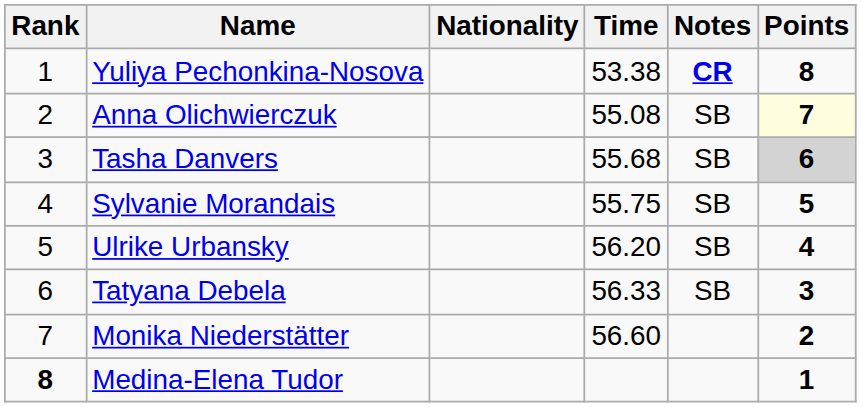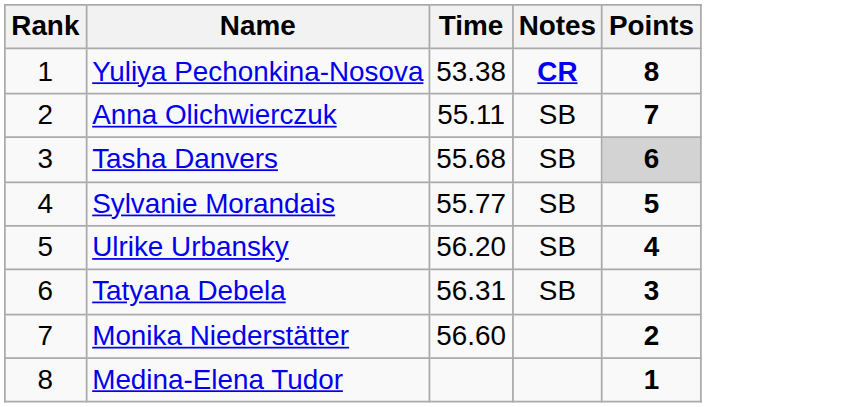- column: (507, 26)
(626, 114) 55.08 -> (471, 114) 55.11
(807, 114) lightyellow background -> (651, 114) no background
(626, 203) 55.75 -> (471, 203) 55.77
(626, 291) 56.33 -> (471, 291) 56.31
(45, 379) bold -> (45, 379) normal
